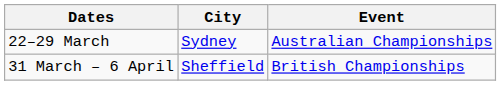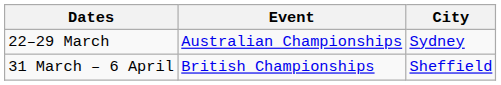columns swapped: (382, 17) <-> (223, 17)
